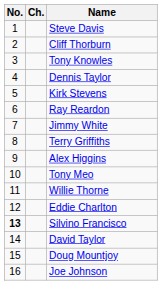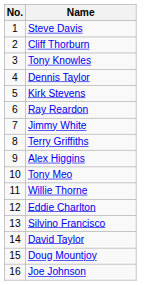- column: (36, 12)
(15, 223) bold -> (15, 223) normal
